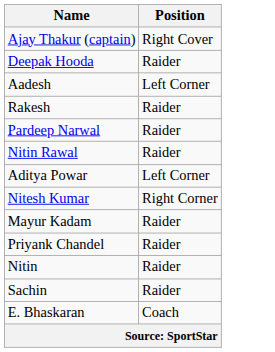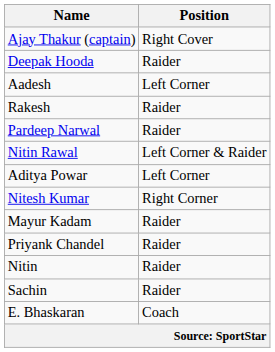(161, 152) Raider -> (204, 152) Left Corner & Raider
